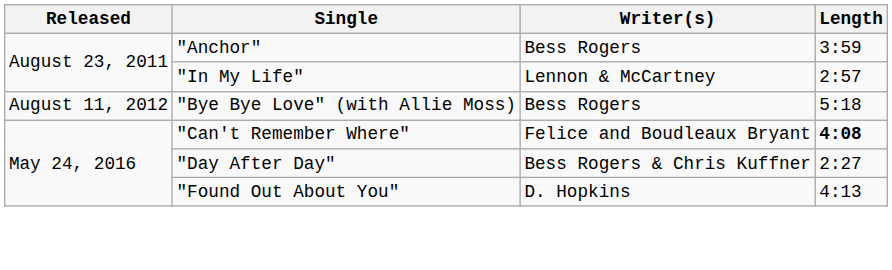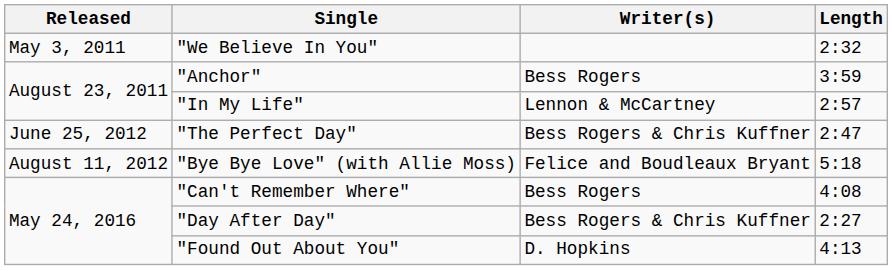+ row: (277, 48)
+ row: (267, 134)
(583, 106) Bess Rogers -> (668, 163) Felice and Boudleaux Bryant
(668, 134) Felice and Boudleaux Bryant -> (583, 192) Bess Rogers
(841, 134) bold -> (841, 192) normal
